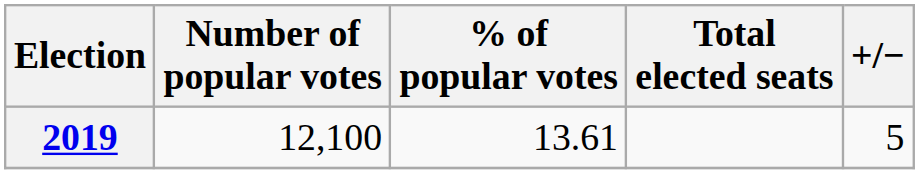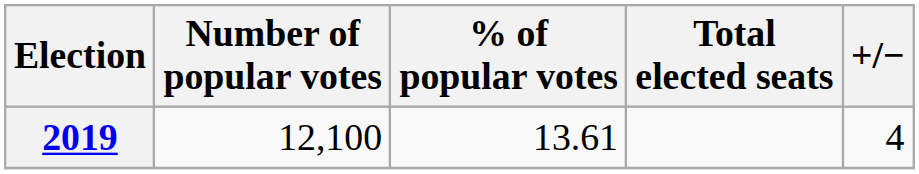(895, 136) 5 -> (895, 136) 4
